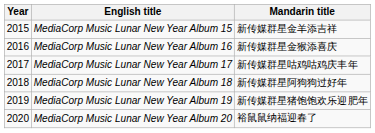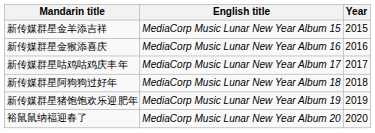columns swapped: (18, 12) <-> (302, 12)
